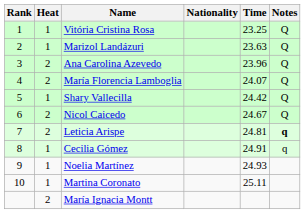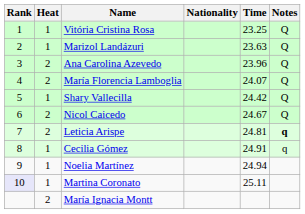(255, 166) 24.93 -> (255, 166) 24.94
(19, 183) no background -> (19, 183) lavender background
